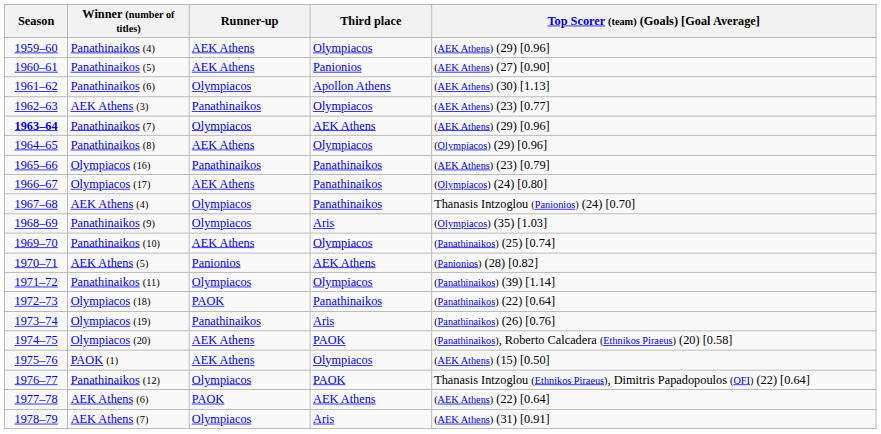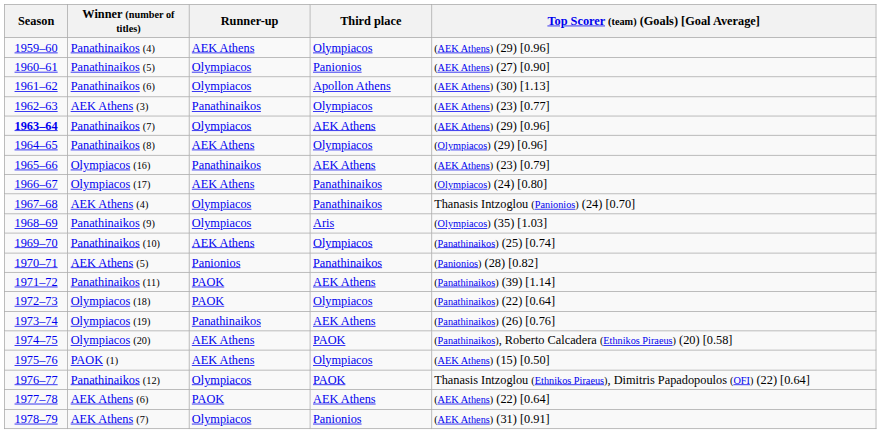(223, 67) AEK Athens -> (222, 67) Olympiacos
(348, 164) Panathinaikos -> (344, 164) AEK Athens
(344, 262) AEK Athens -> (348, 262) Panathinaikos
(222, 282) Olympiacos -> (208, 282) PAOK
(343, 282) Olympiacos -> (344, 282) AEK Athens
(348, 301) Panathinaikos -> (343, 301) Olympiacos
(324, 321) Aris -> (344, 321) AEK Athens
(324, 418) Aris -> (337, 418) Panionios
